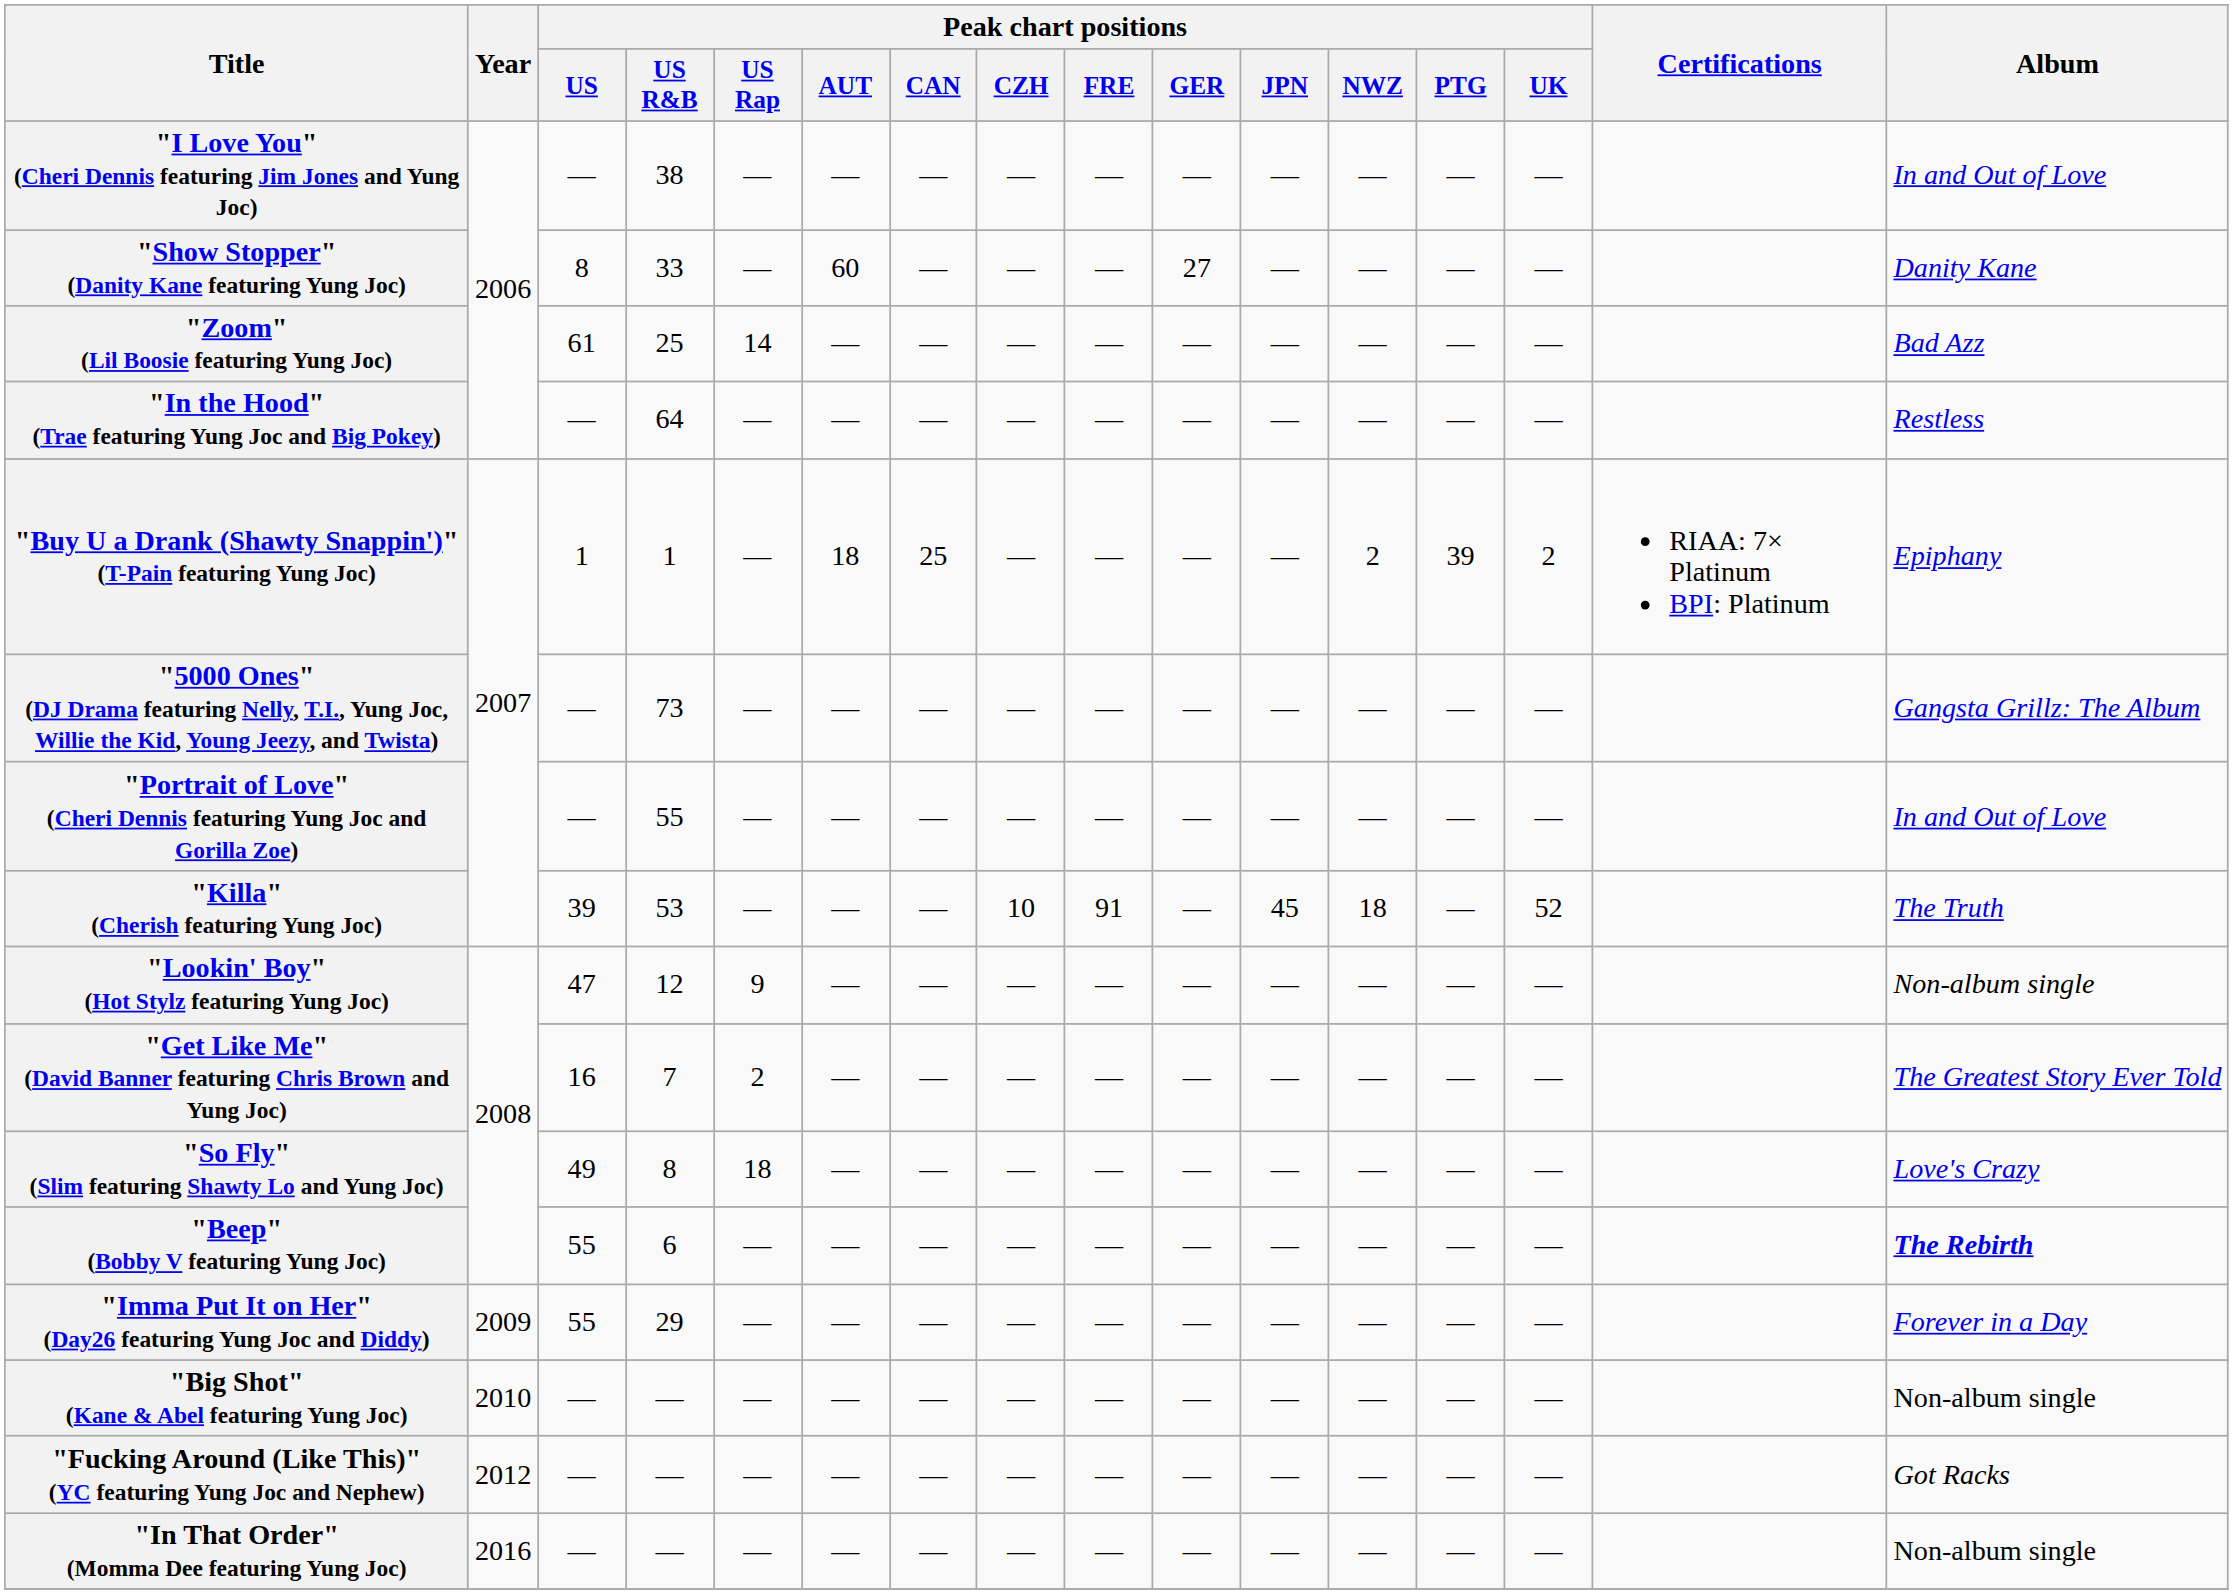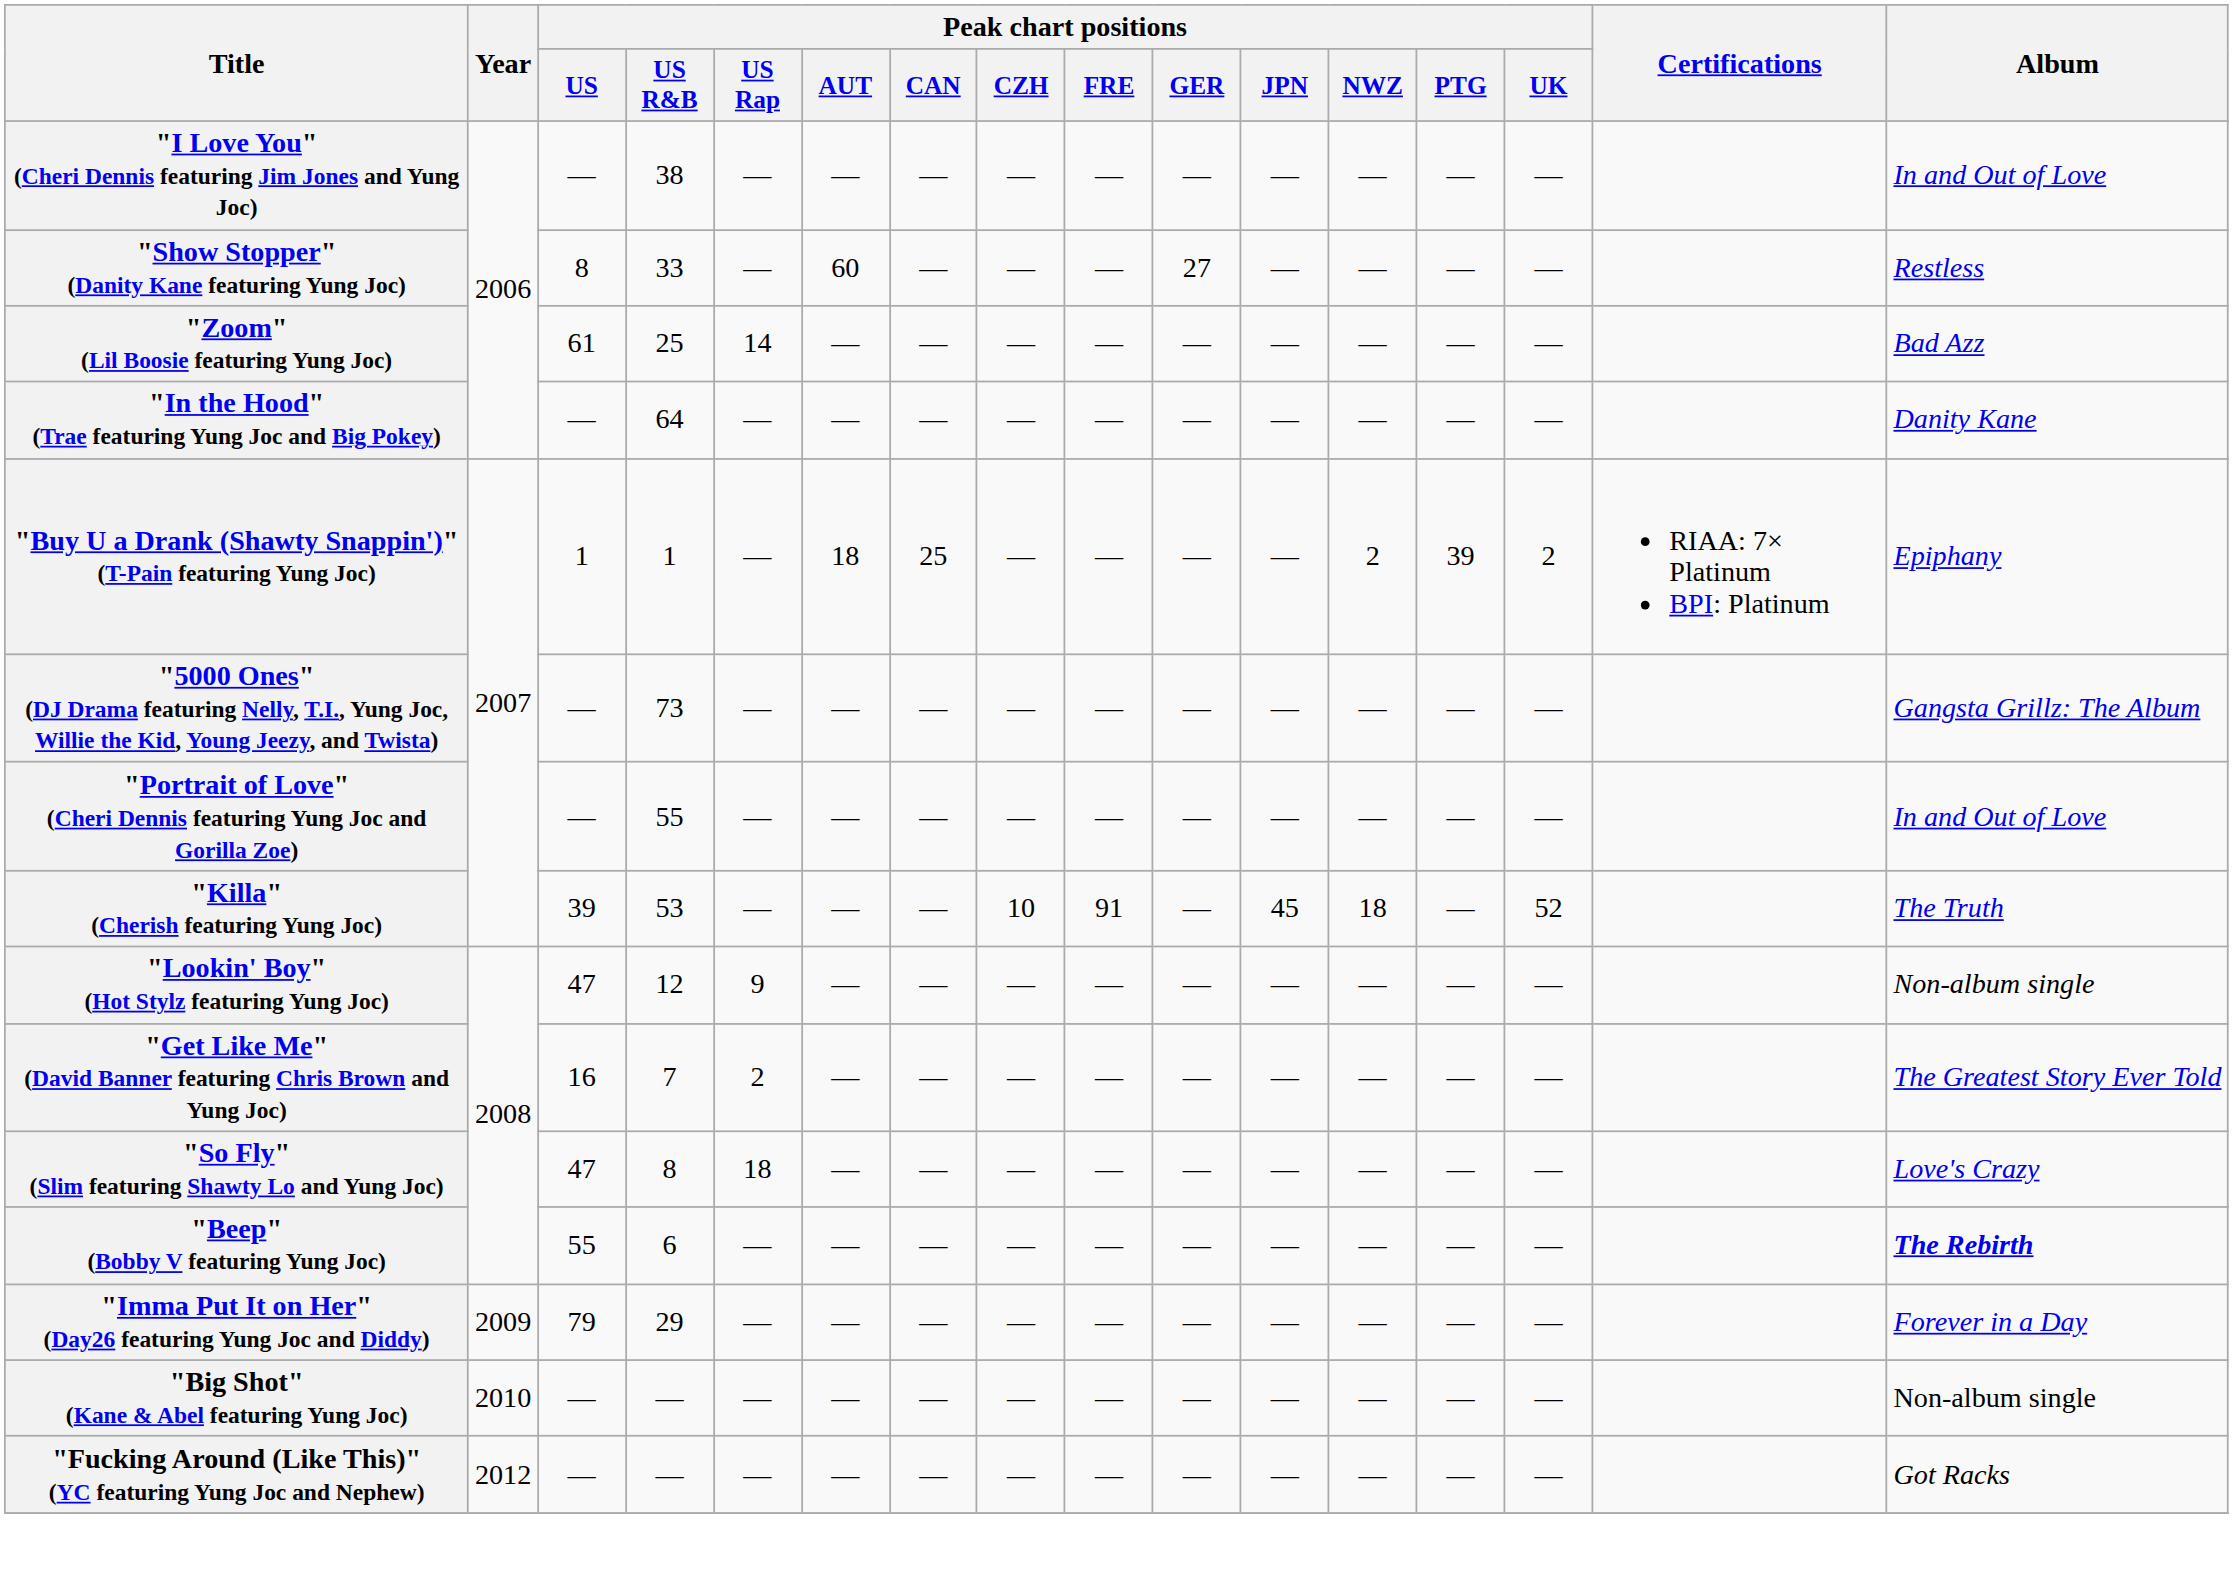(1965, 267) Danity Kane -> (1939, 267) Restless
(1939, 419) Restless -> (1965, 419) Danity Kane
(582, 1168) 49 -> (582, 1168) 47
(582, 1321) 55 -> (582, 1321) 79
- row: (237, 1550)
